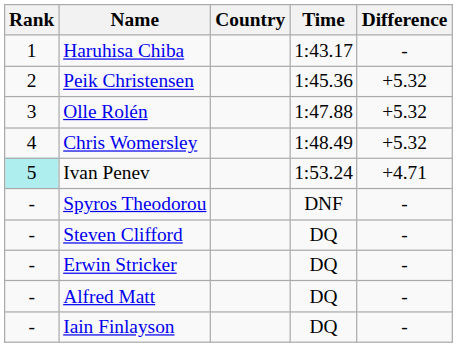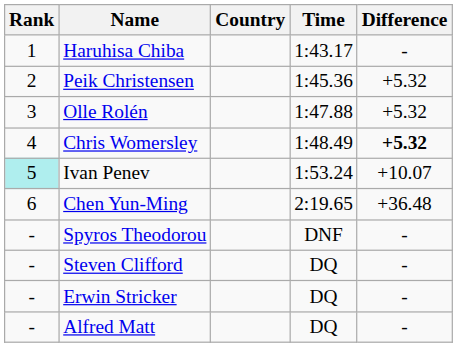(405, 142) normal -> (405, 142) bold
(405, 173) +4.71 -> (405, 173) +10.07
+ row: (125, 204)
- row: (119, 326)
